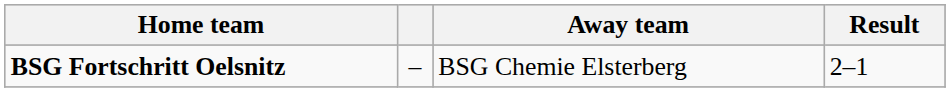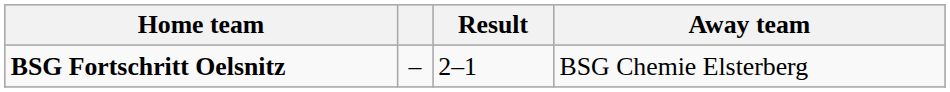columns swapped: (628, 24) <-> (884, 24)
